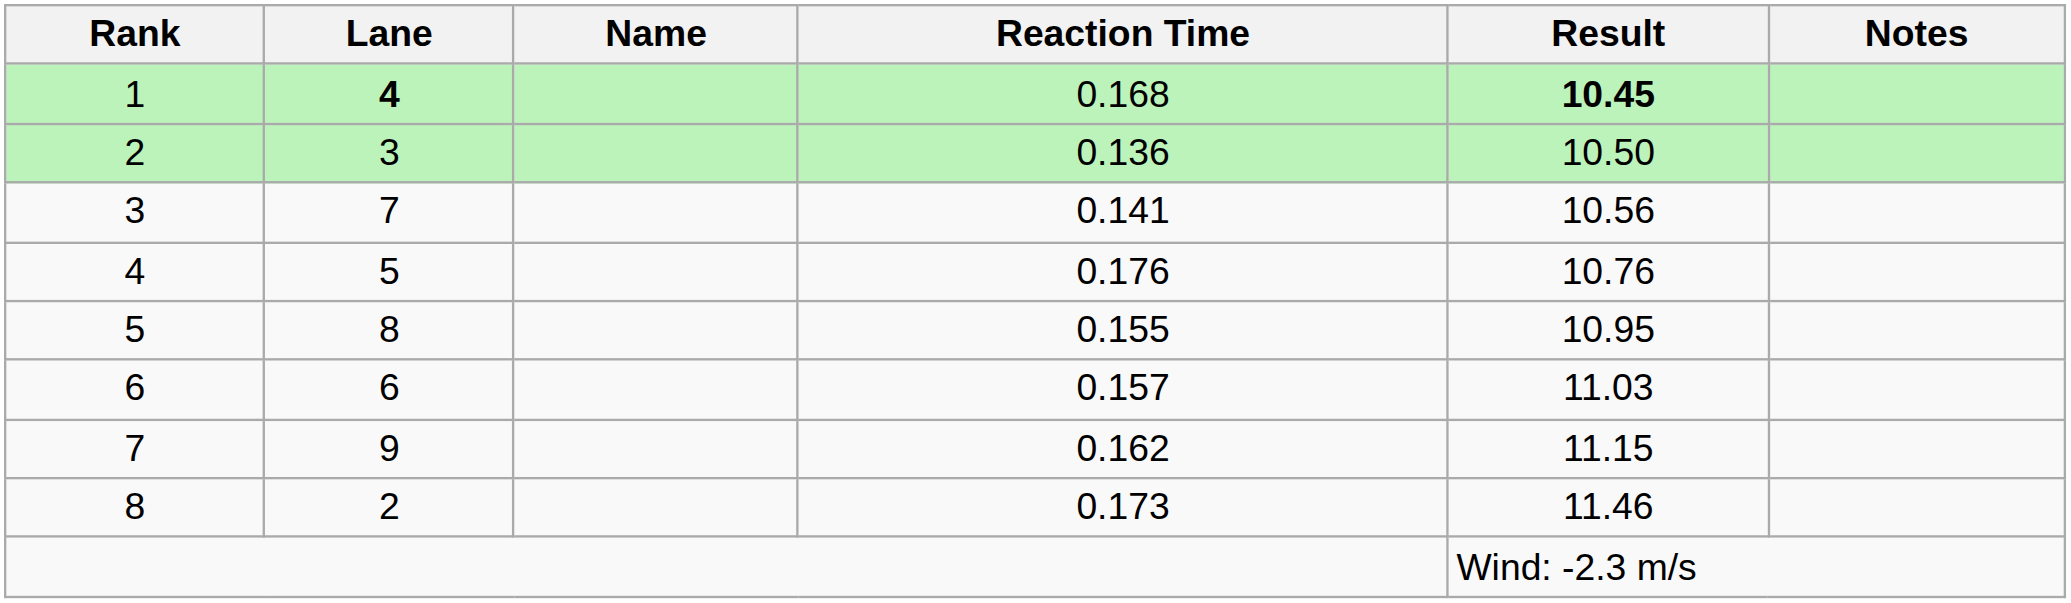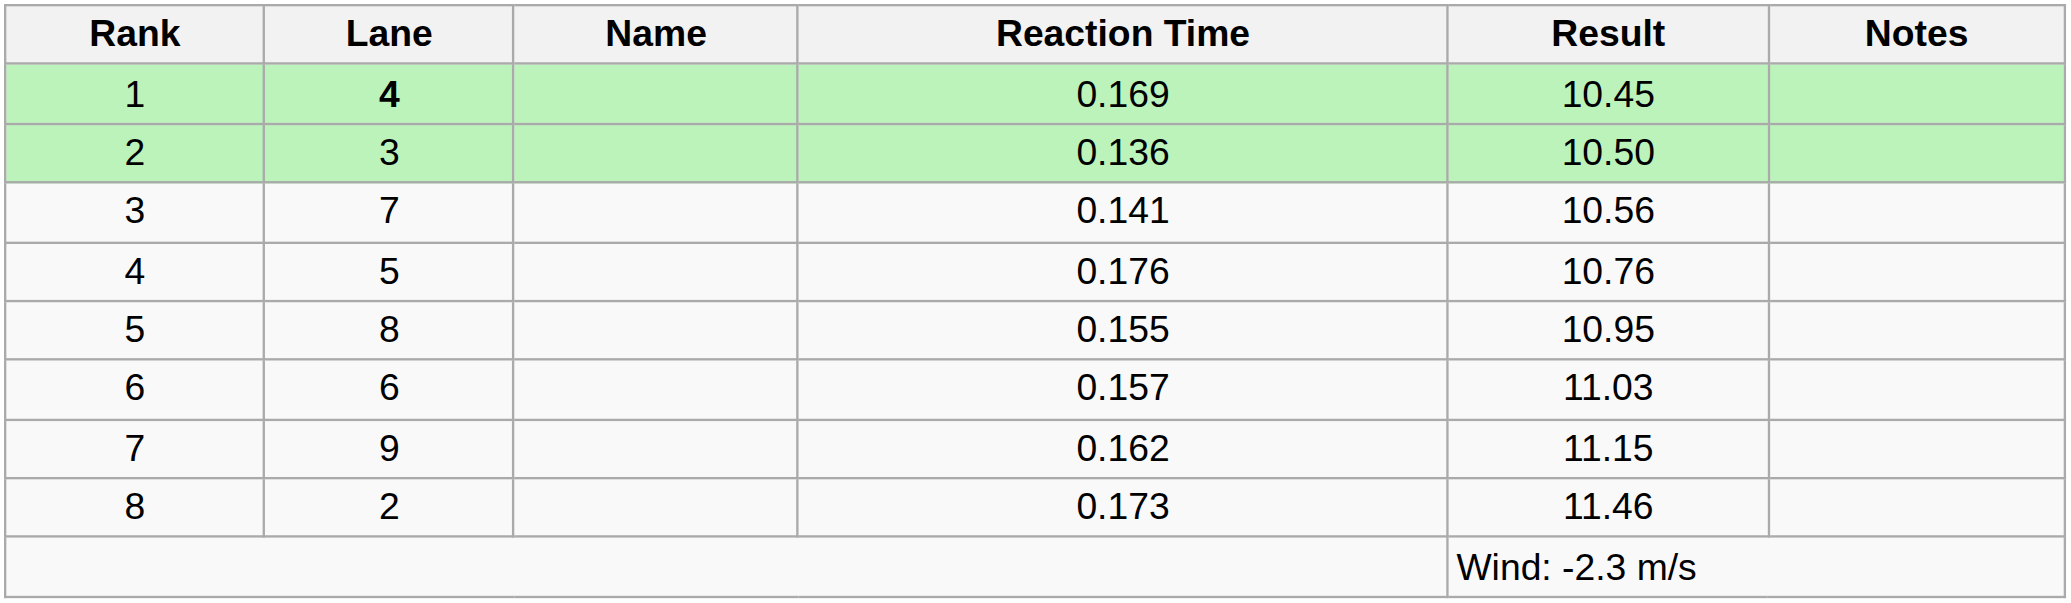(1123, 93) 0.168 -> (1123, 93) 0.169
(1608, 93) bold -> (1608, 93) normal
